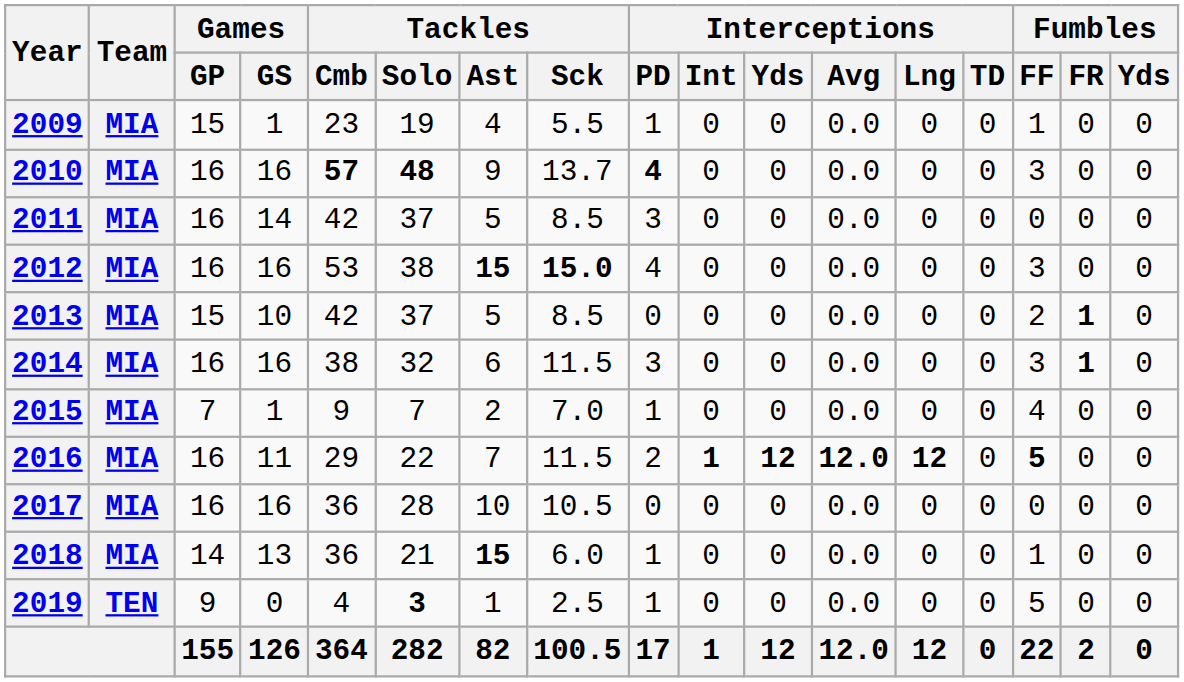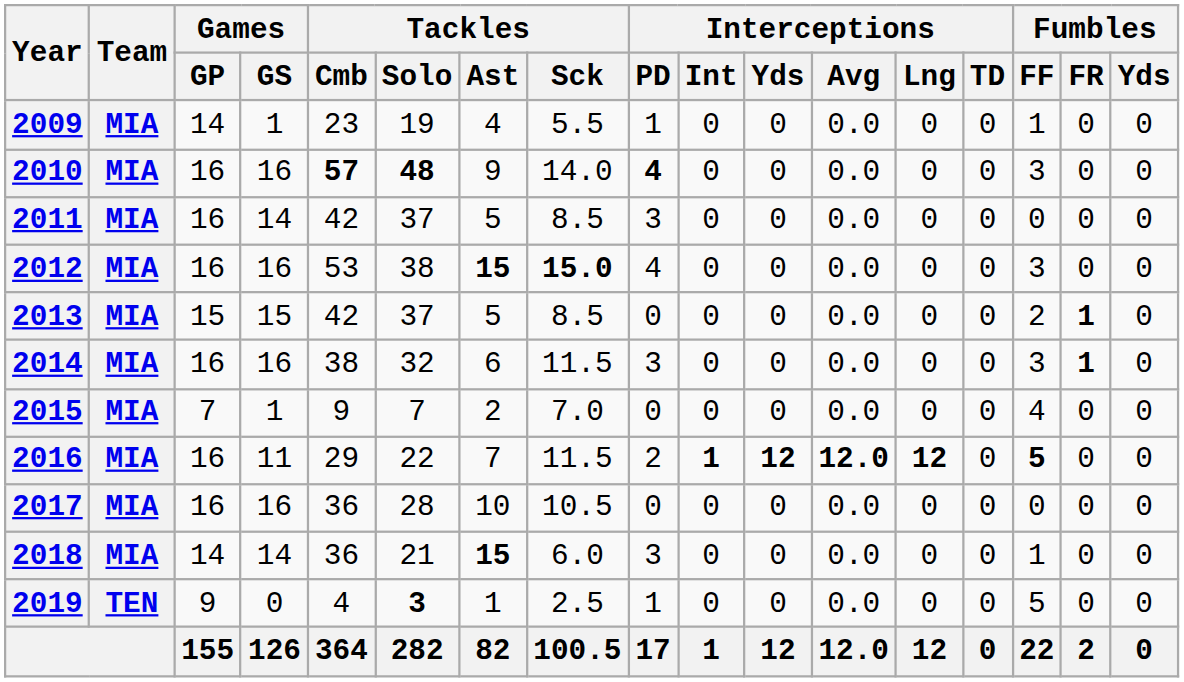(208, 125) 15 -> (208, 125) 14
(577, 173) 13.7 -> (577, 173) 14.0
(275, 316) 10 -> (275, 316) 15
(653, 412) 1 -> (653, 412) 0
(275, 556) 13 -> (275, 556) 14
(653, 556) 1 -> (653, 556) 3
